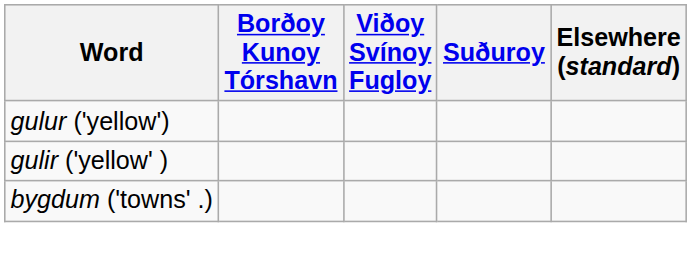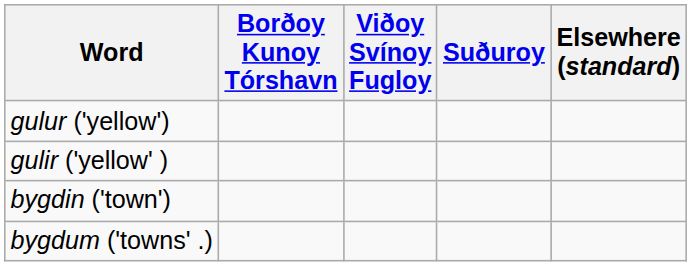+ row: (91, 200)
